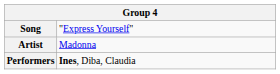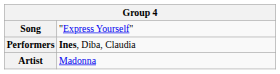rows swapped: (31, 45) <-> (31, 61)
